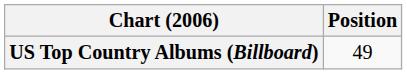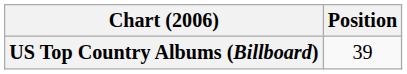(363, 52) 49 -> (363, 52) 39
